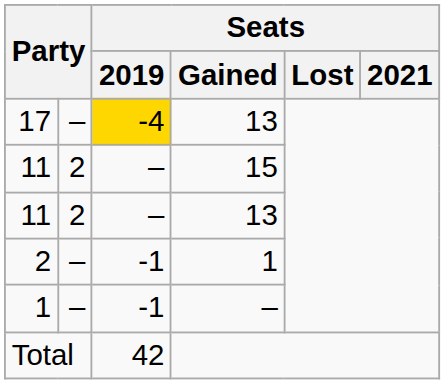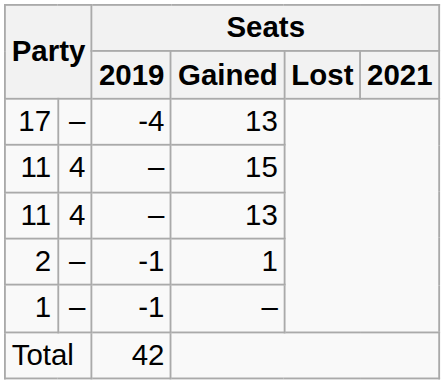(151, 121) gold background -> (151, 121) no background
(77, 167) 2 -> (77, 167) 4
(77, 214) 2 -> (77, 214) 4
